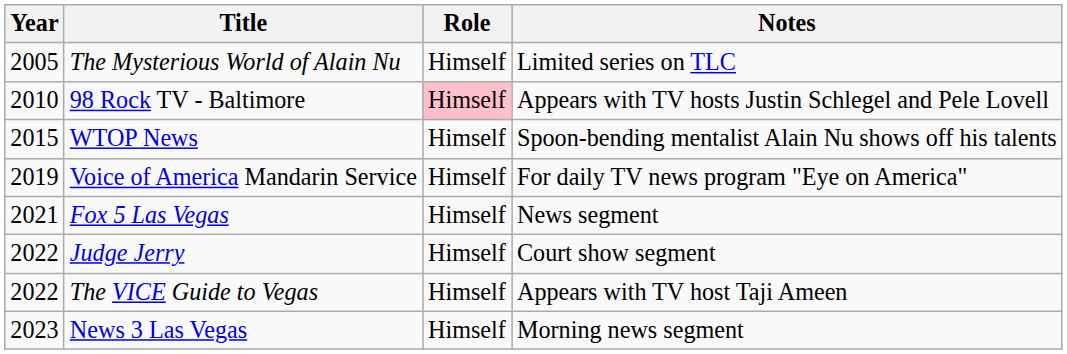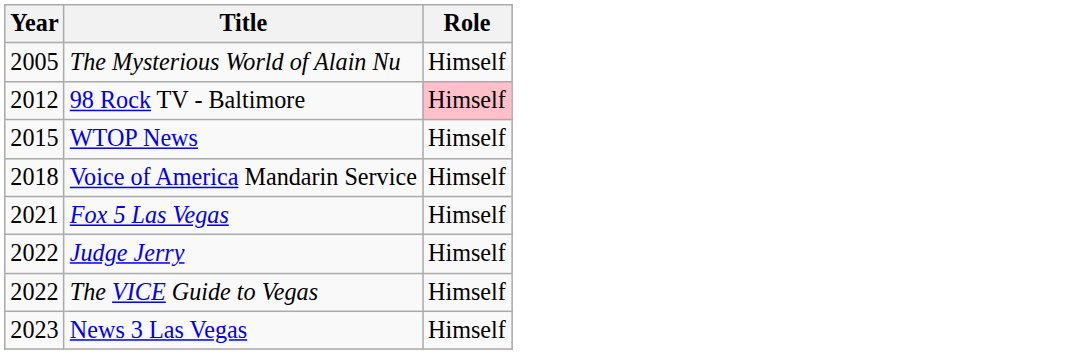- column: (787, 23)
(34, 100) 2010 -> (34, 100) 2012
(34, 176) 2019 -> (34, 176) 2018
